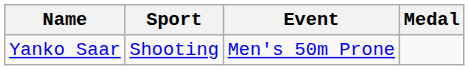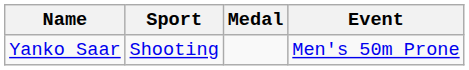columns swapped: (311, 20) <-> (432, 20)
